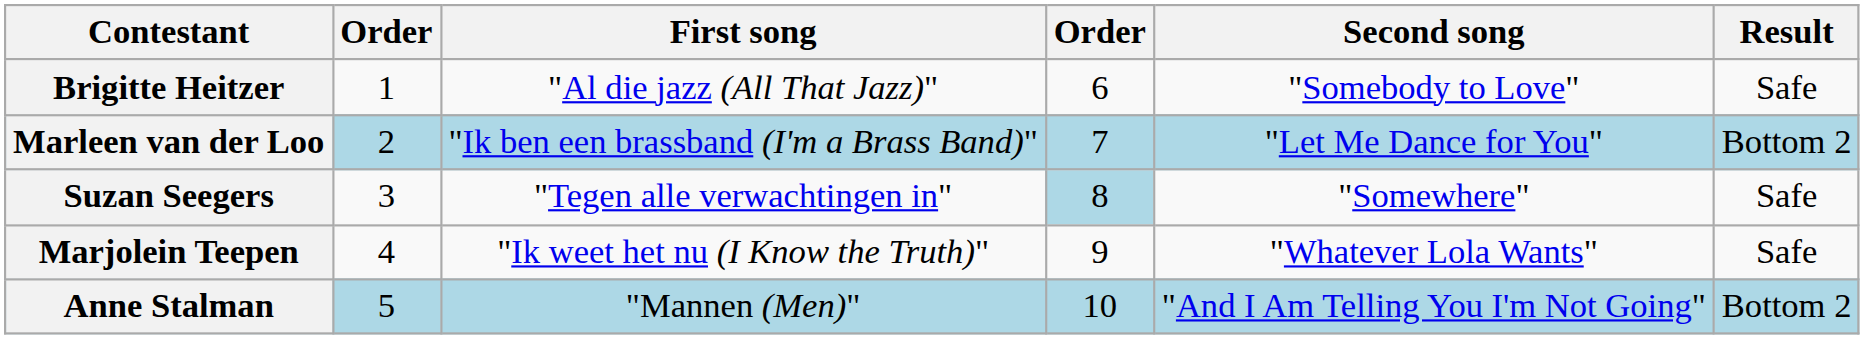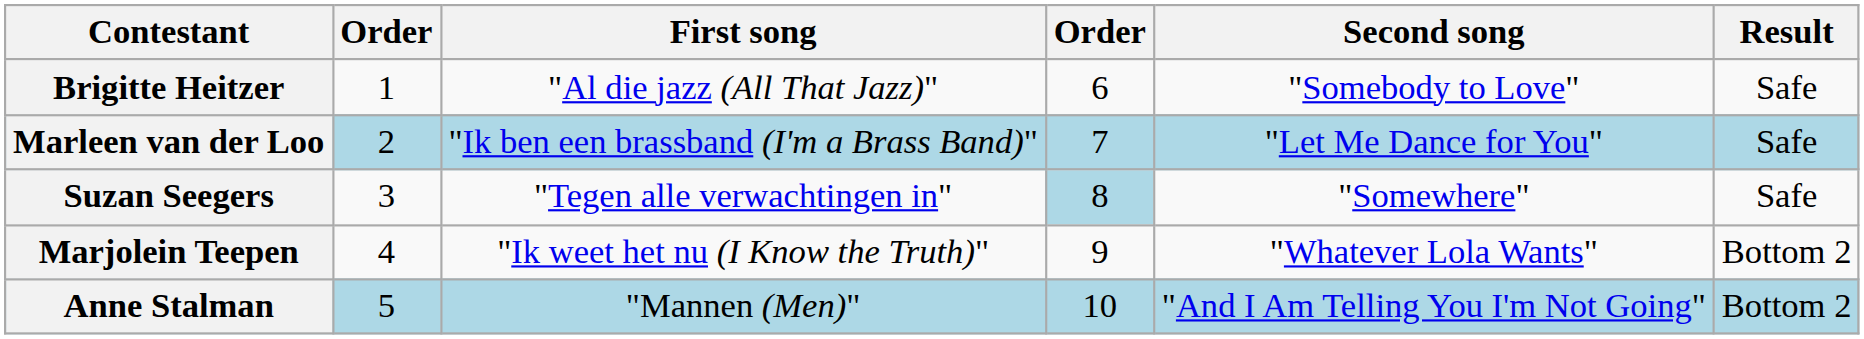(1787, 141) Bottom 2 -> (1787, 141) Safe
(1787, 251) Safe -> (1787, 251) Bottom 2
